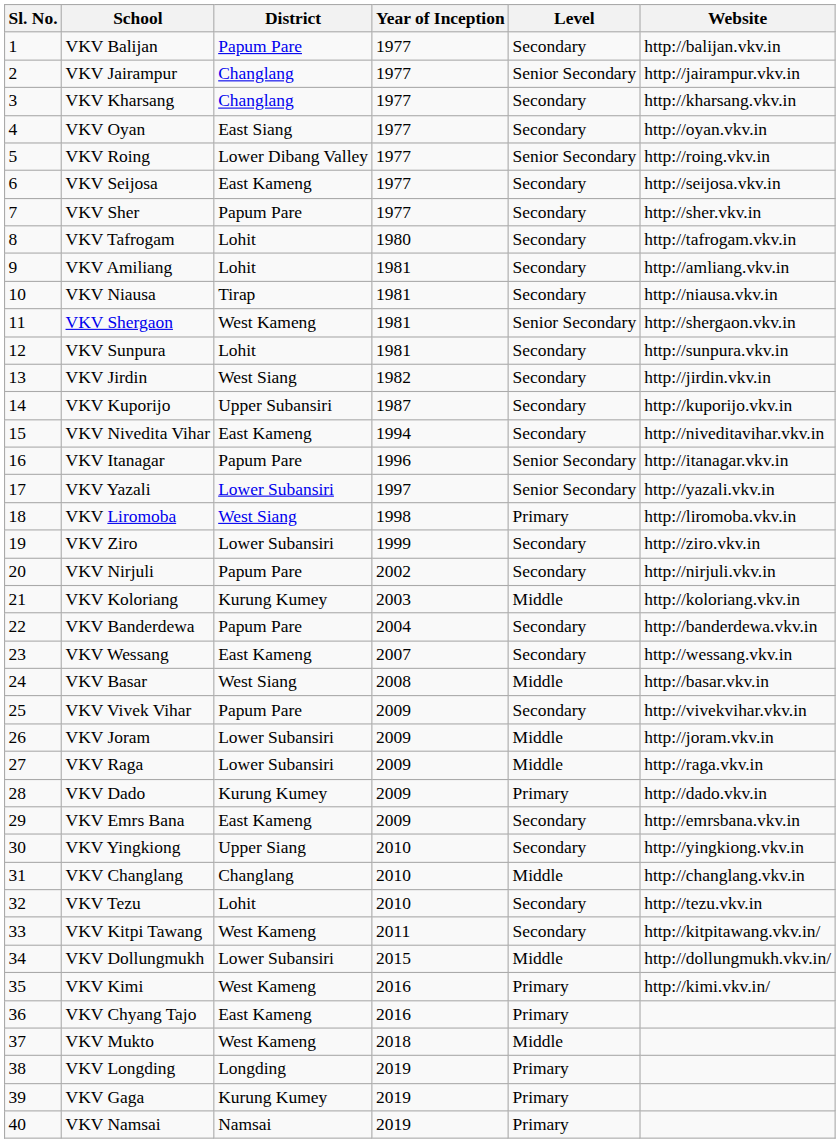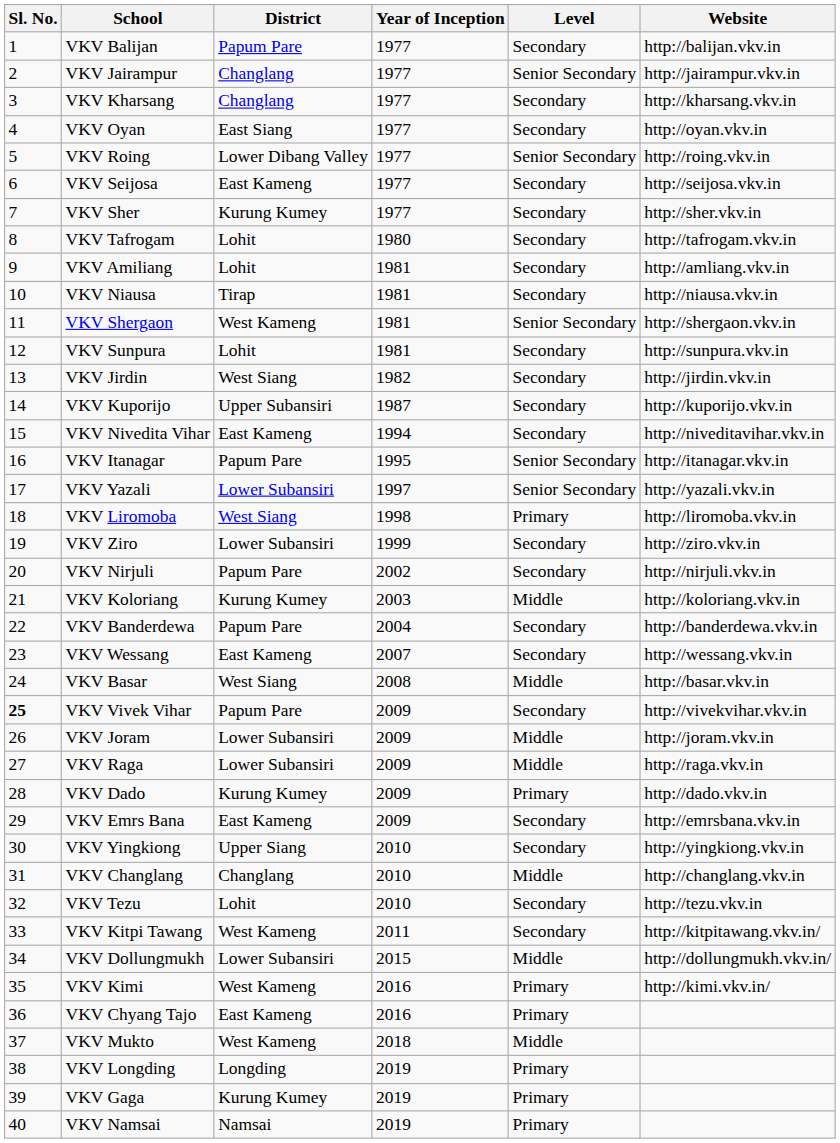(260, 211) Papum Pare -> (273, 211) Kurung Kumey
(393, 460) 1996 -> (393, 460) 1995
(17, 709) normal -> (17, 709) bold
